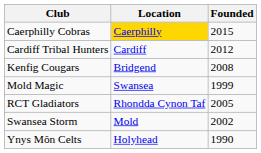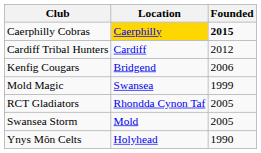(222, 31) normal -> (222, 31) bold
(222, 67) 2008 -> (222, 67) 2006
(222, 121) 2002 -> (222, 121) 2005
